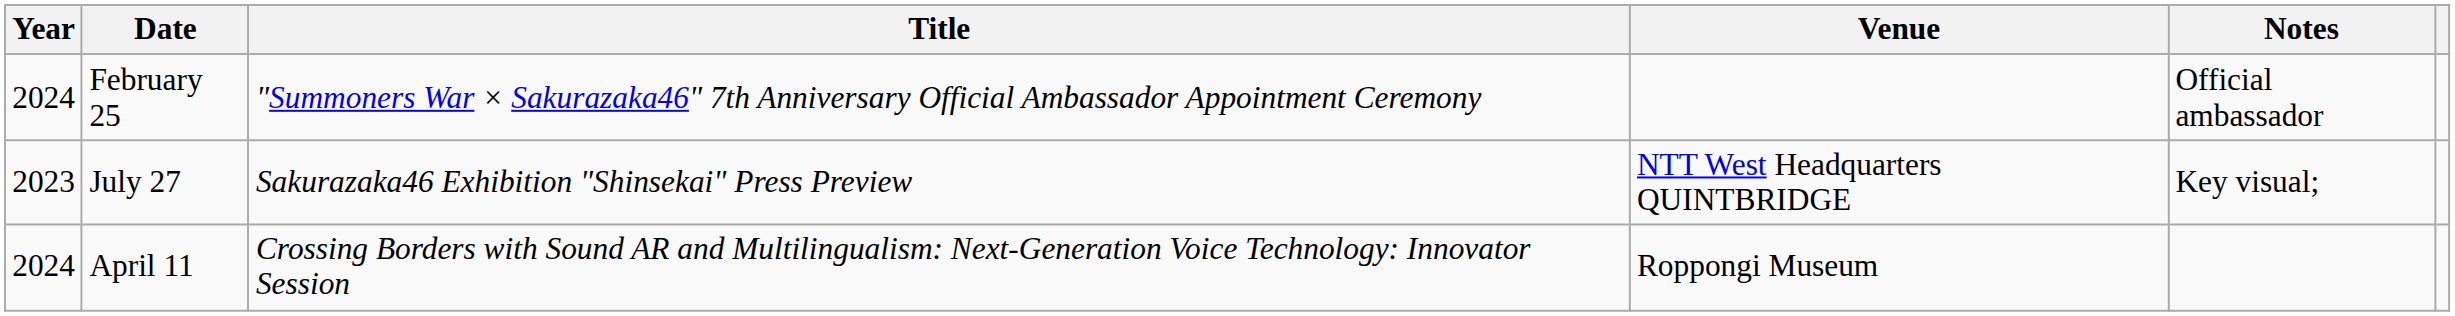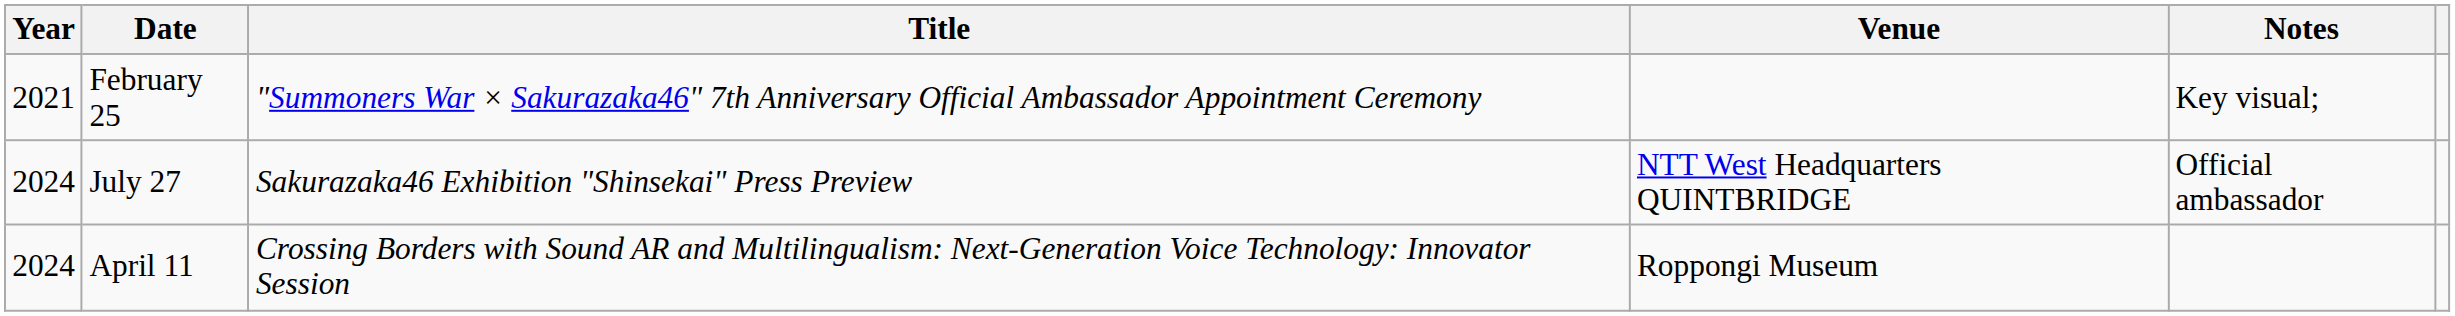(44, 96) 2024 -> (44, 96) 2021
(2249, 96) Official ambassador -> (2247, 96) Key visual;
(44, 181) 2023 -> (44, 181) 2024
(2247, 181) Key visual; -> (2249, 181) Official ambassador
